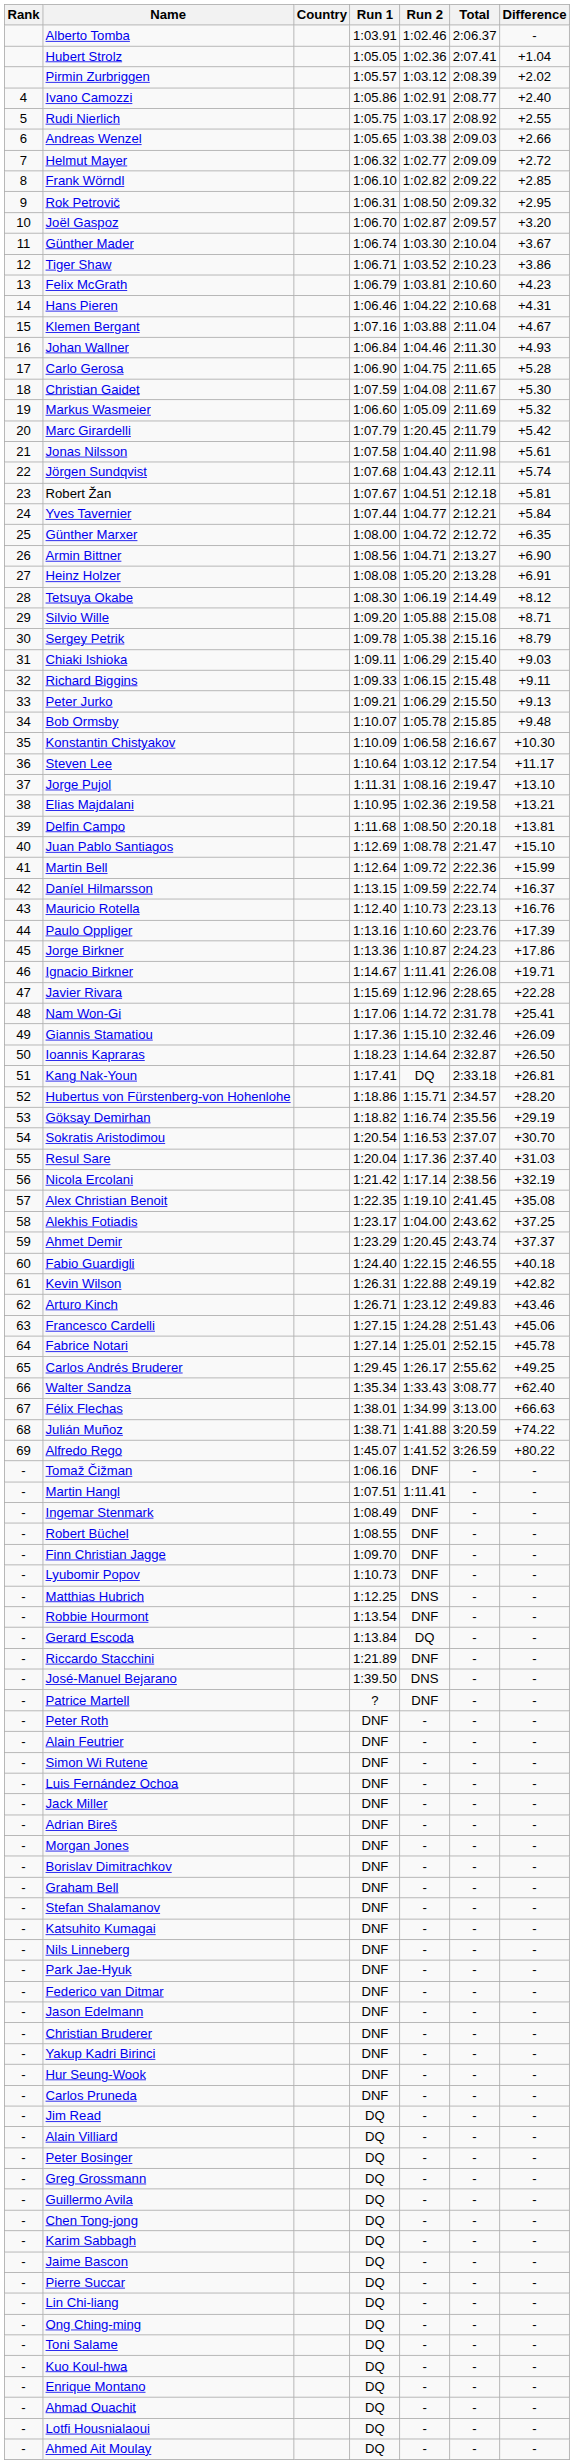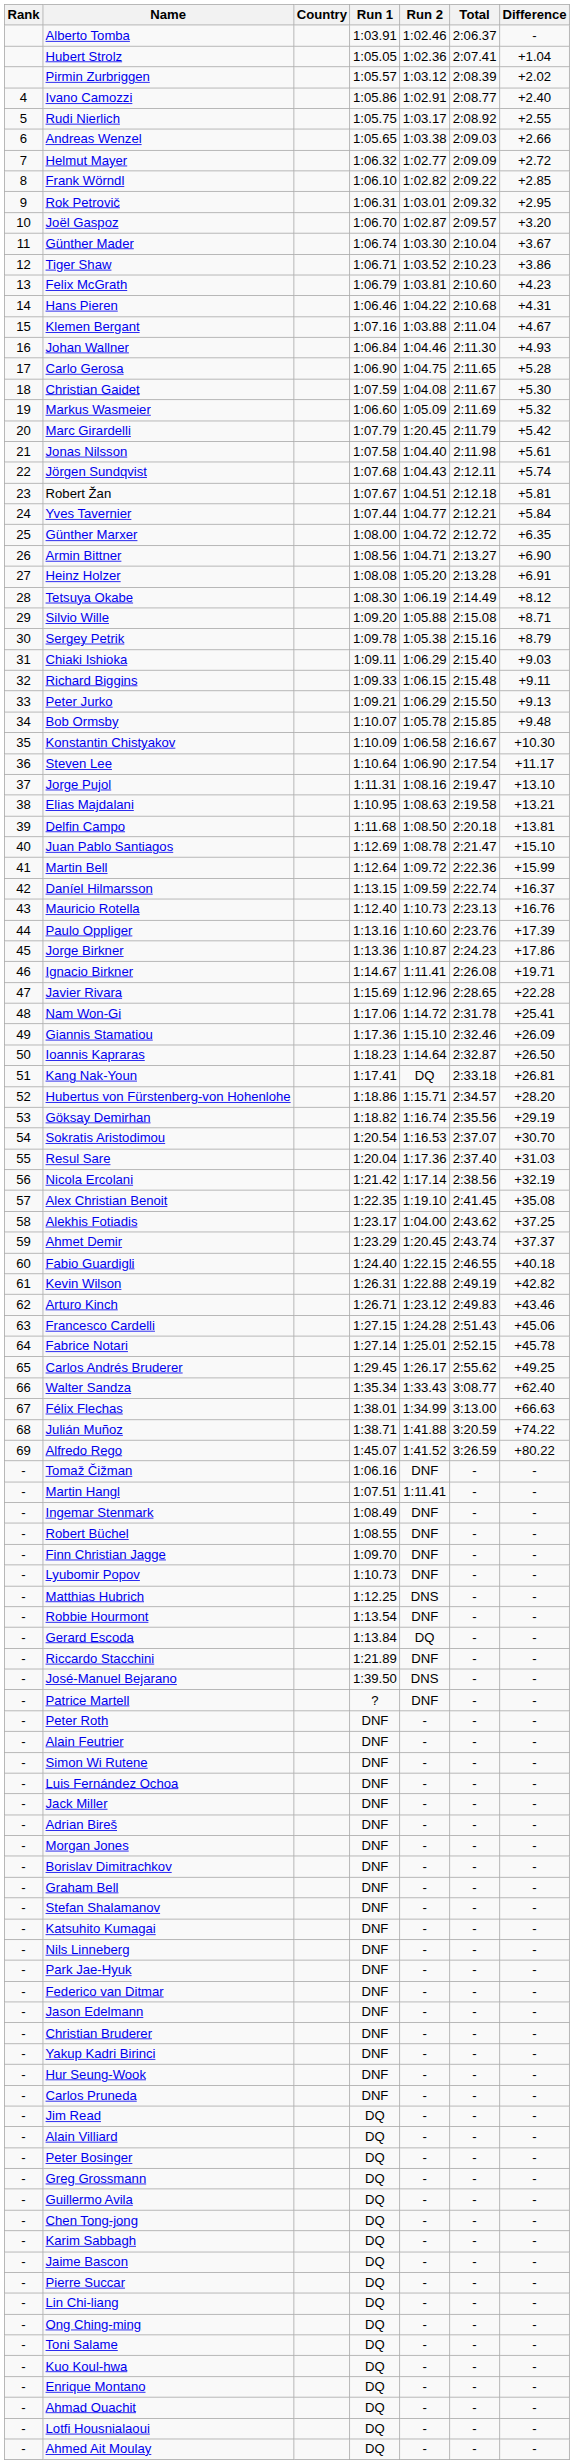(425, 202) 1:08.50 -> (425, 202) 1:03.01
(425, 763) 1:03.12 -> (425, 763) 1:06.90
(425, 805) 1:02.36 -> (425, 805) 1:08.63
